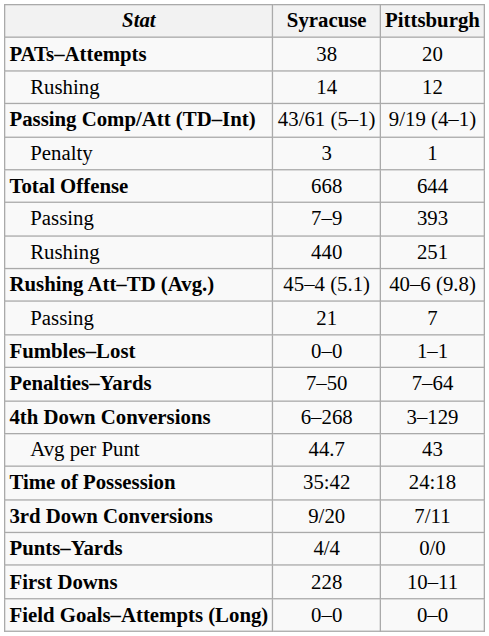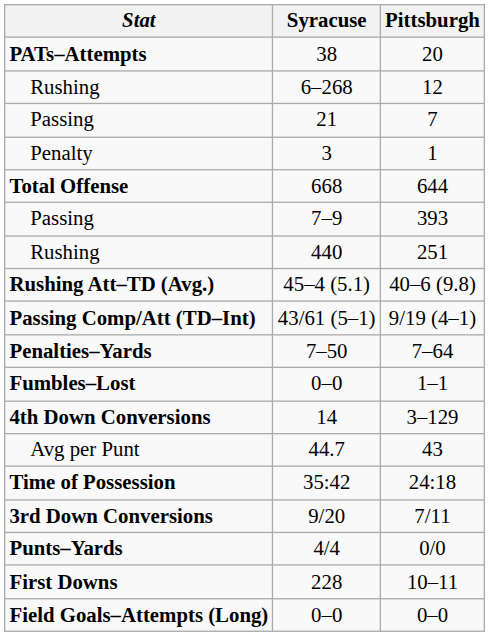(327, 86) 14 -> (327, 86) 6–268
rows swapped: (432, 317) <-> (432, 119)
rows swapped: (432, 350) <-> (432, 383)
(327, 416) 6–268 -> (327, 416) 14
